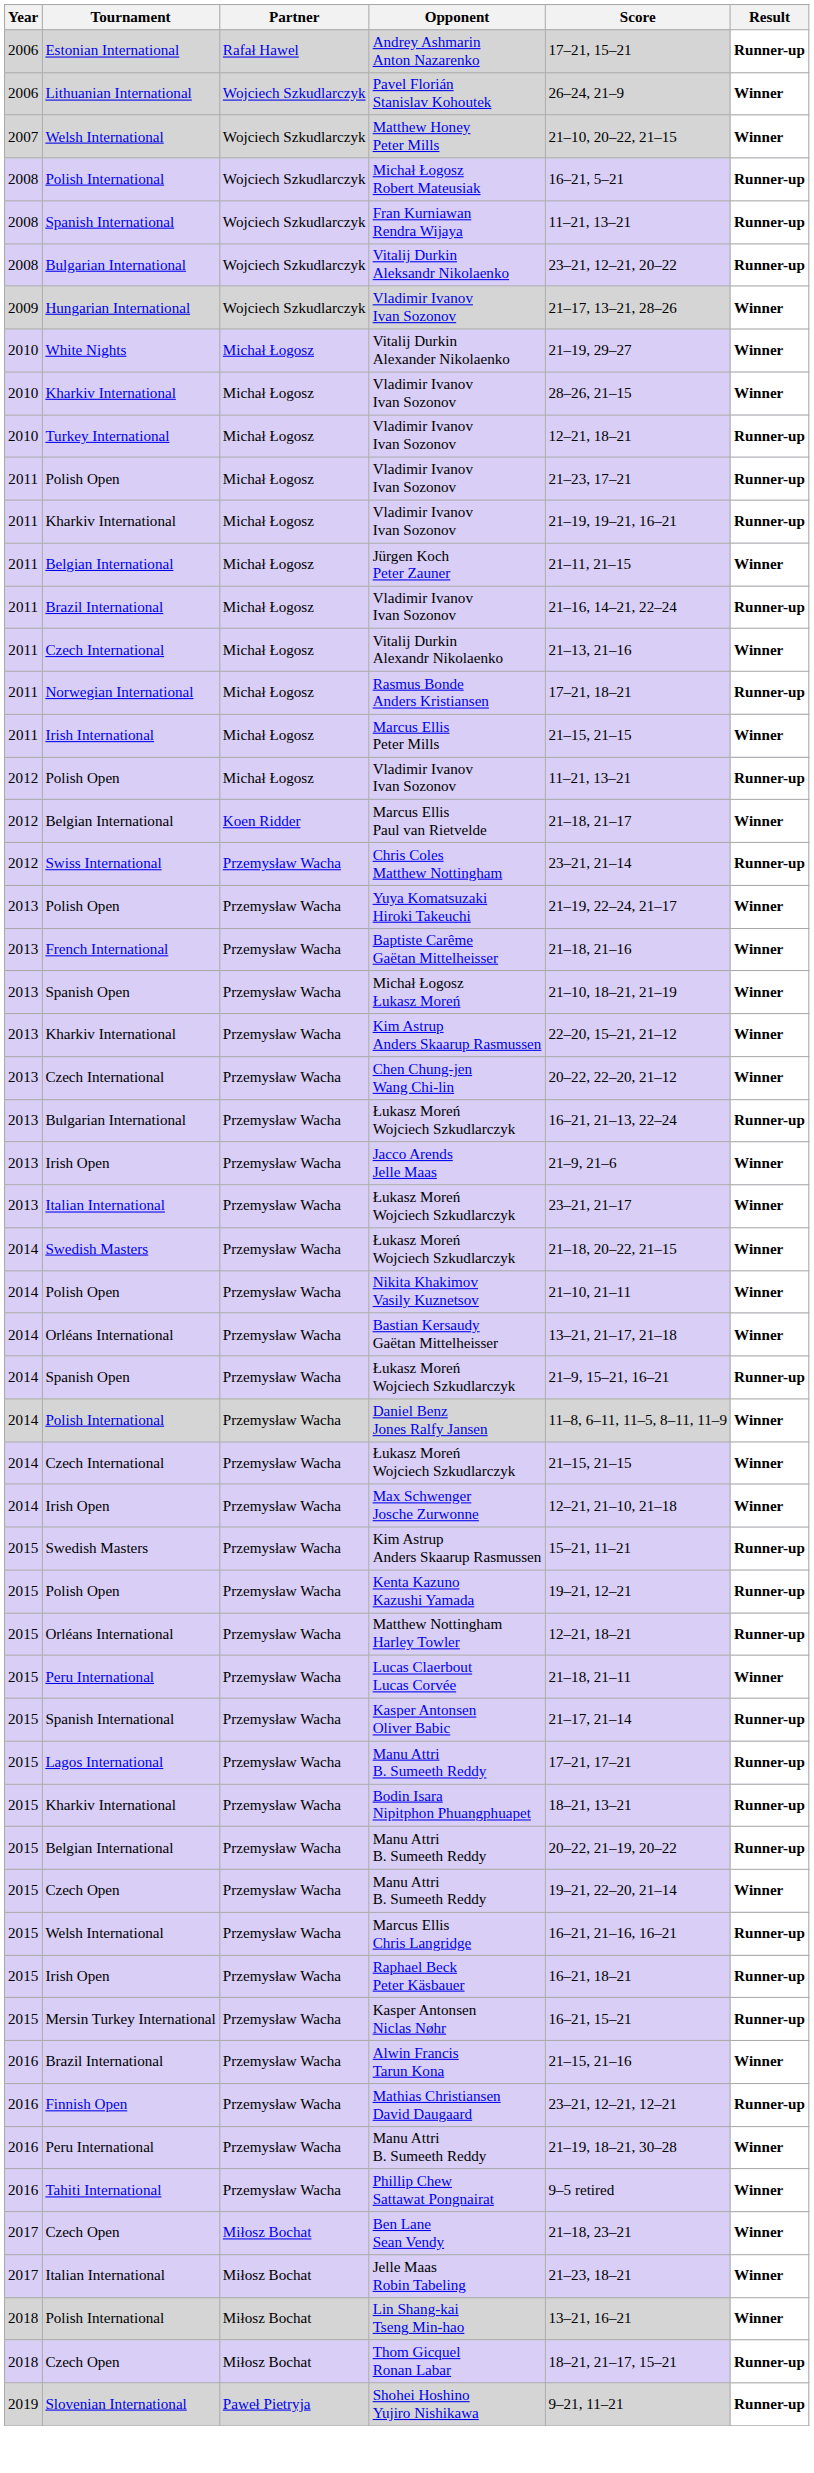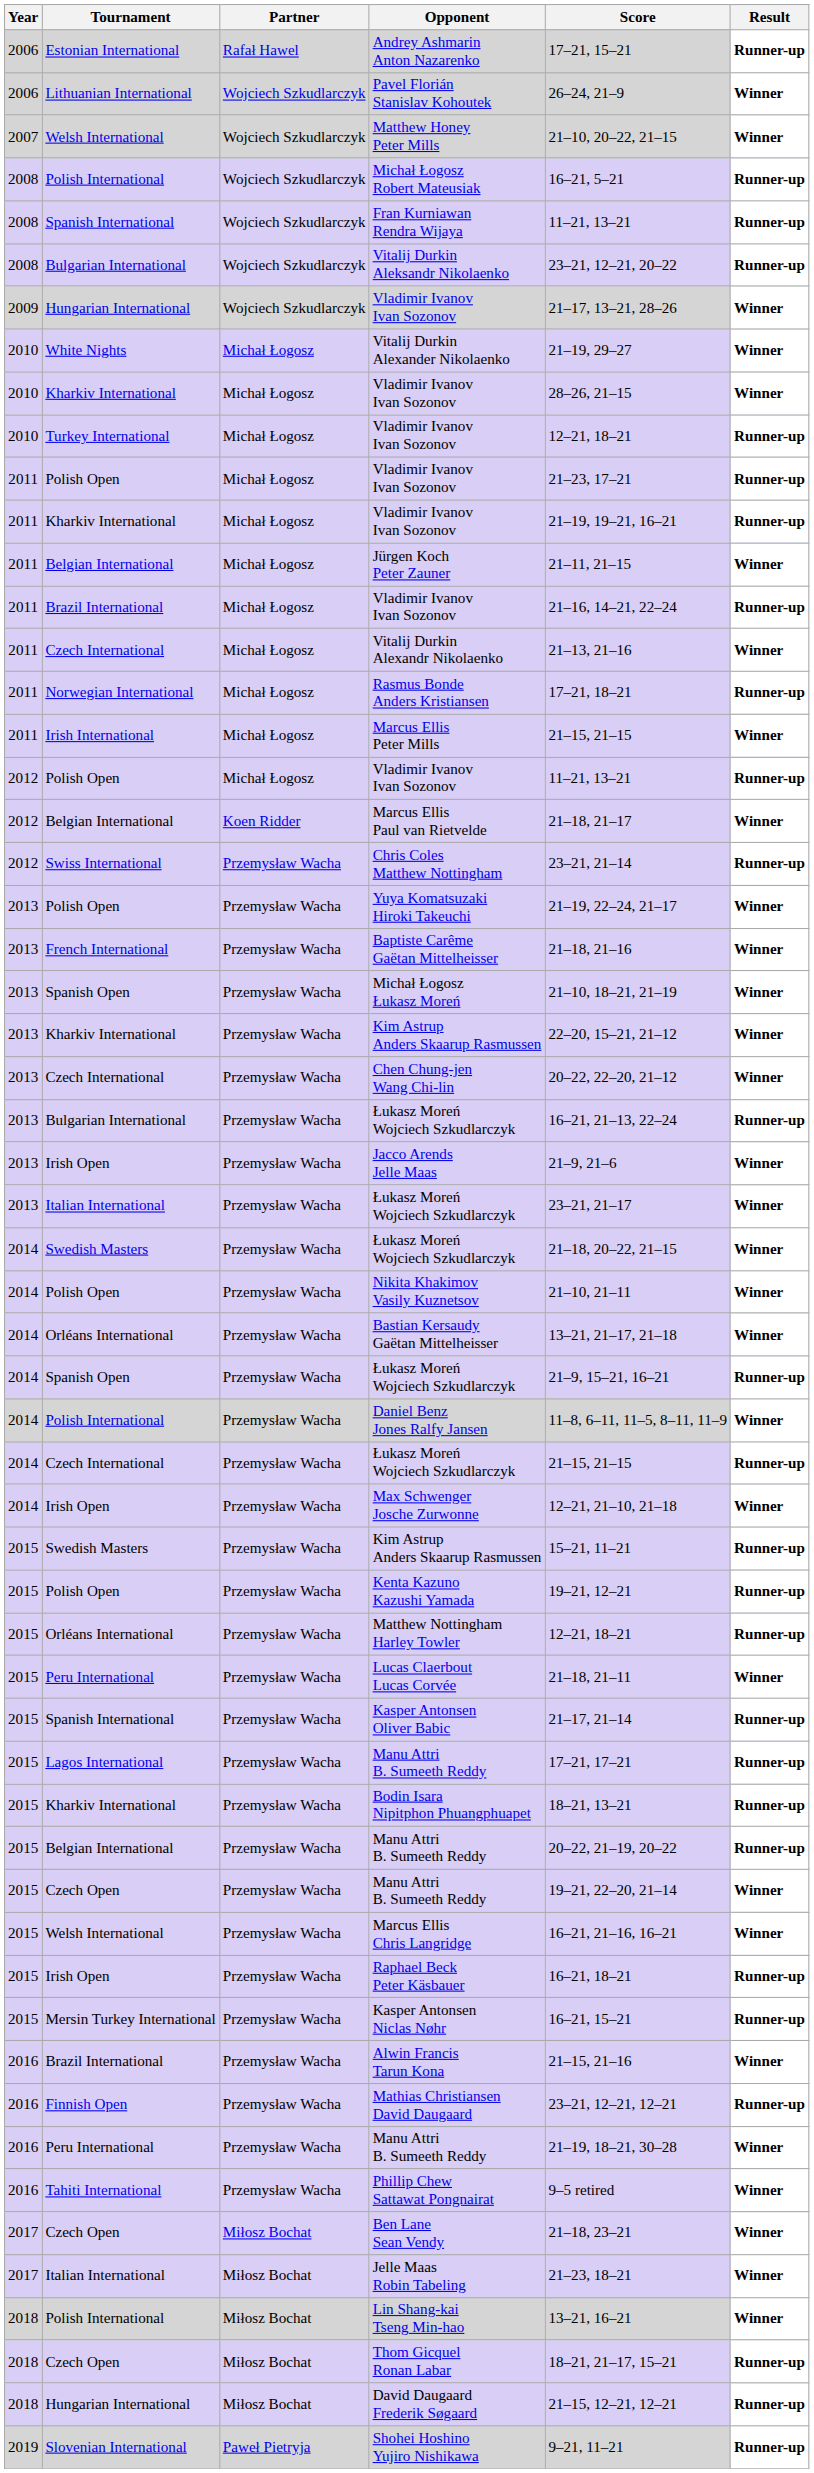(759, 1463) Winner -> (769, 1463) Runner-up
(769, 1933) Runner-up -> (759, 1933) Winner
+ row: (118, 2404)
